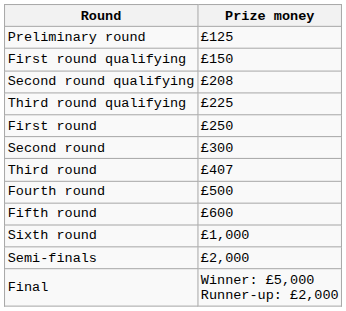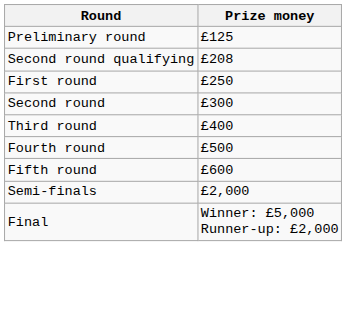- row: (97, 60)
- row: (97, 104)
(217, 170) £407 -> (217, 126) £400
- row: (52, 236)
